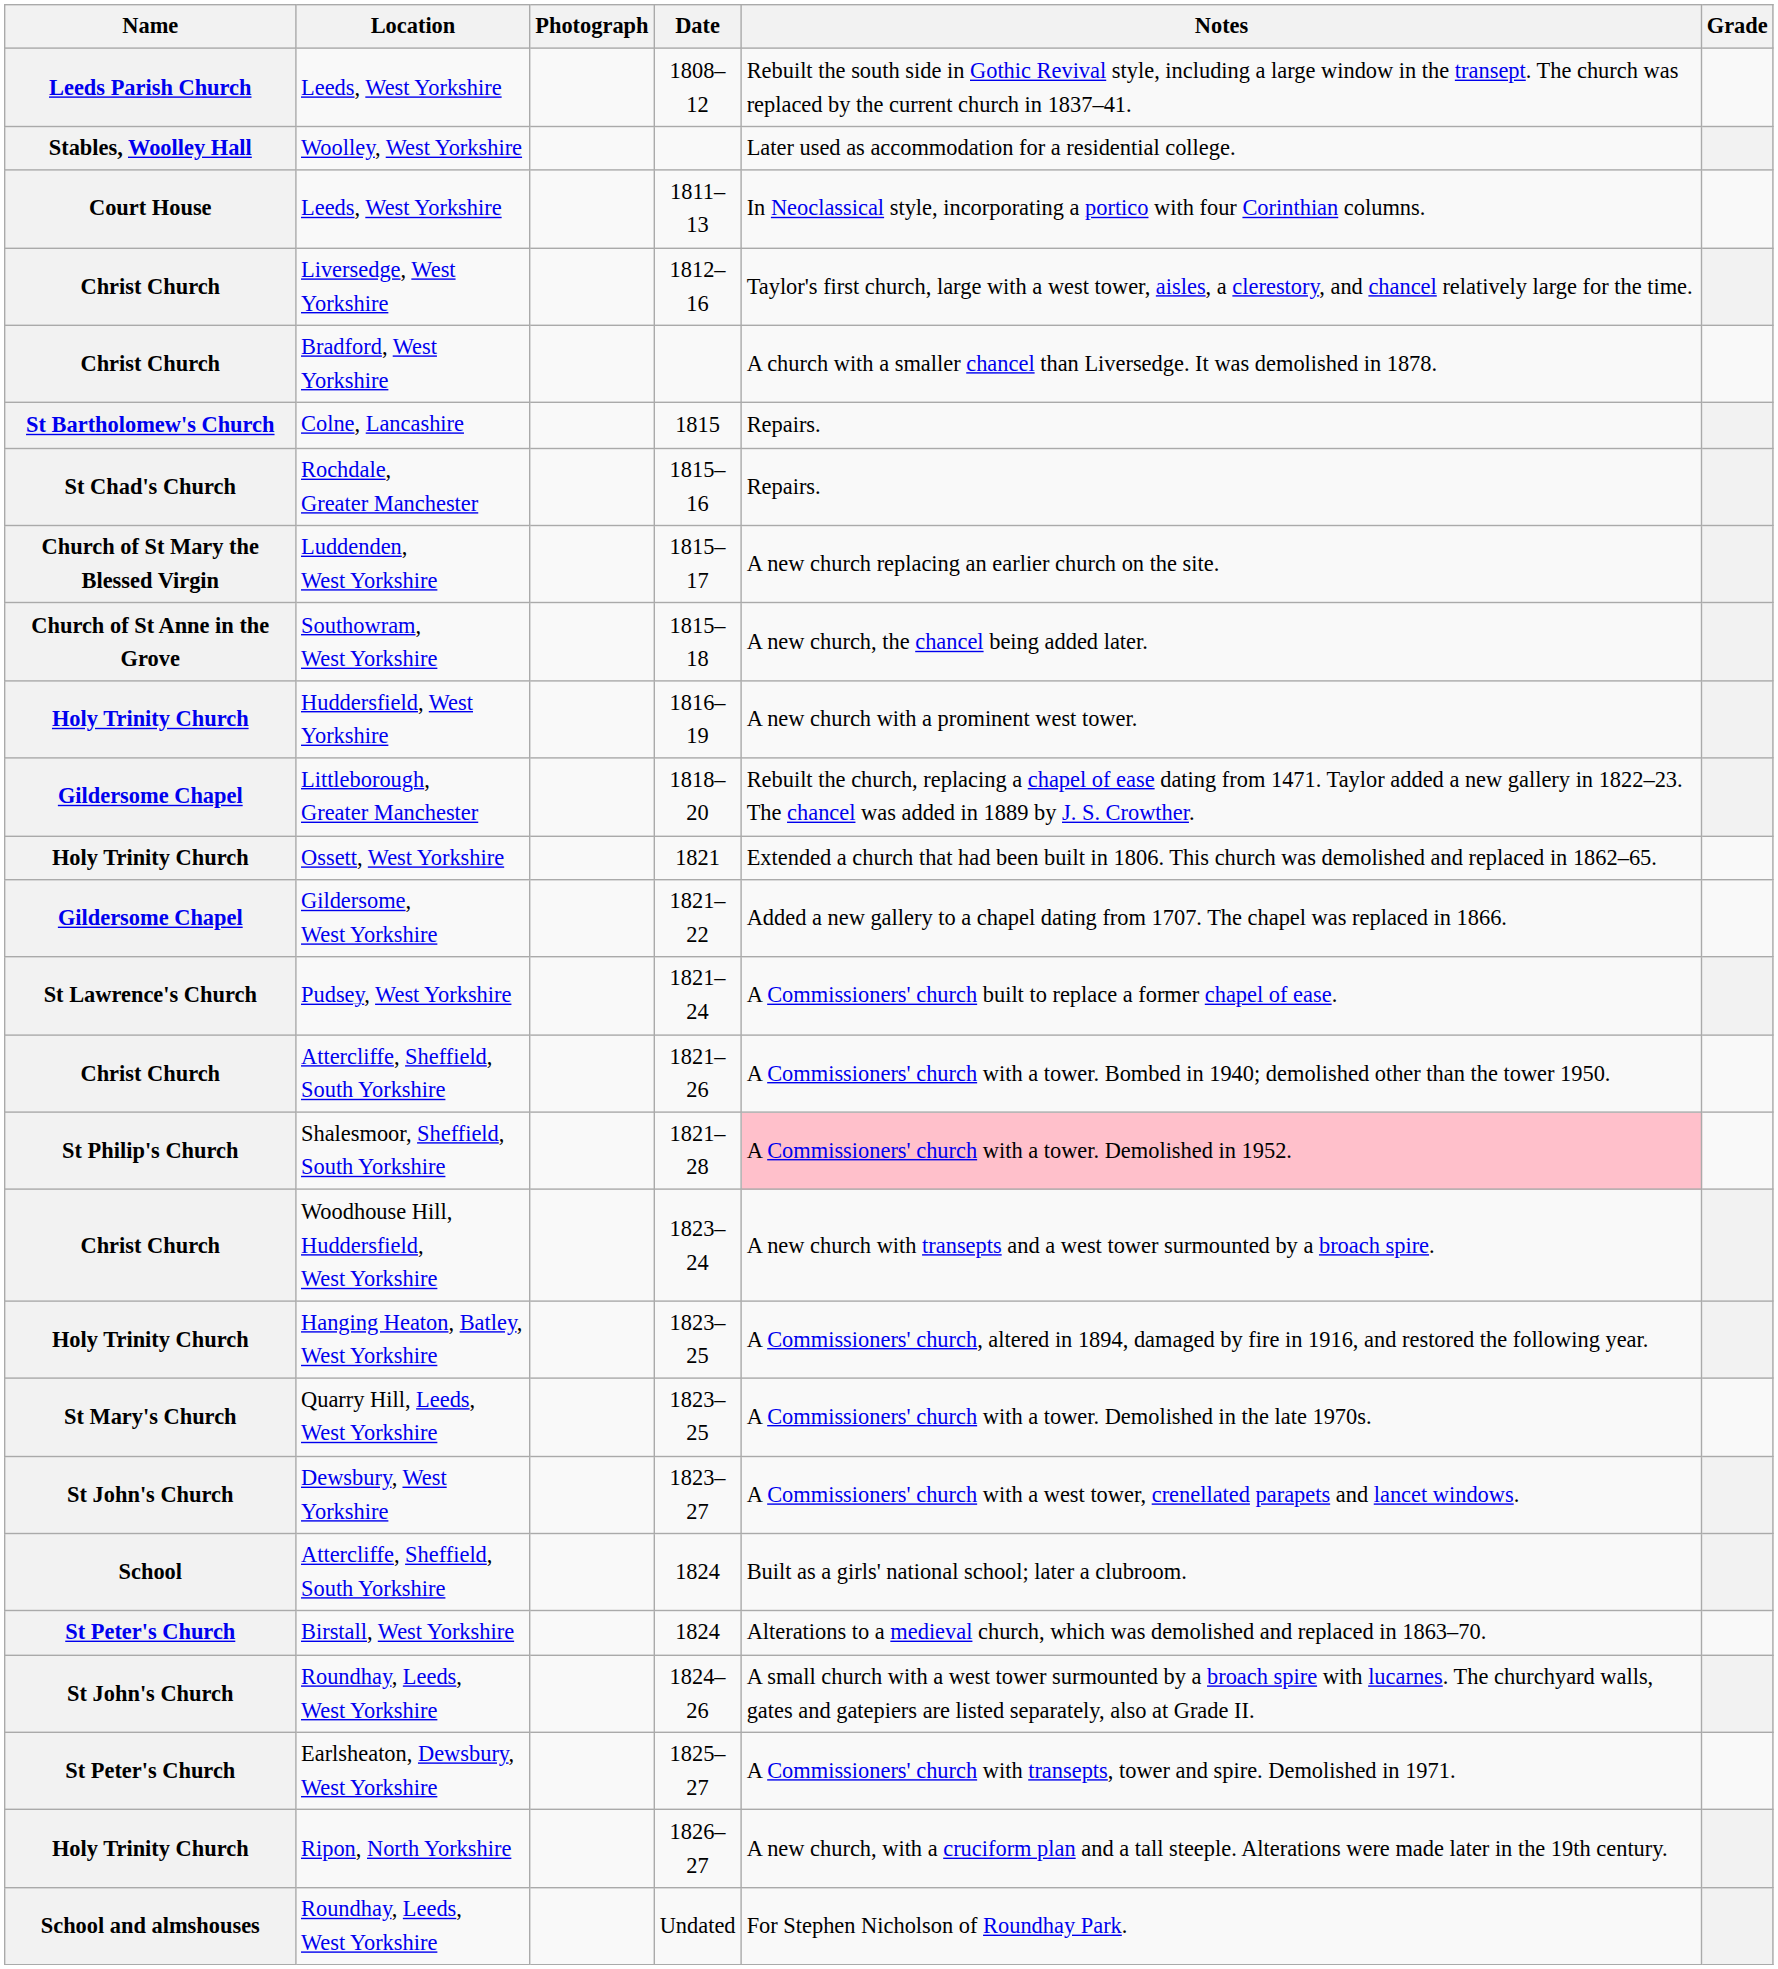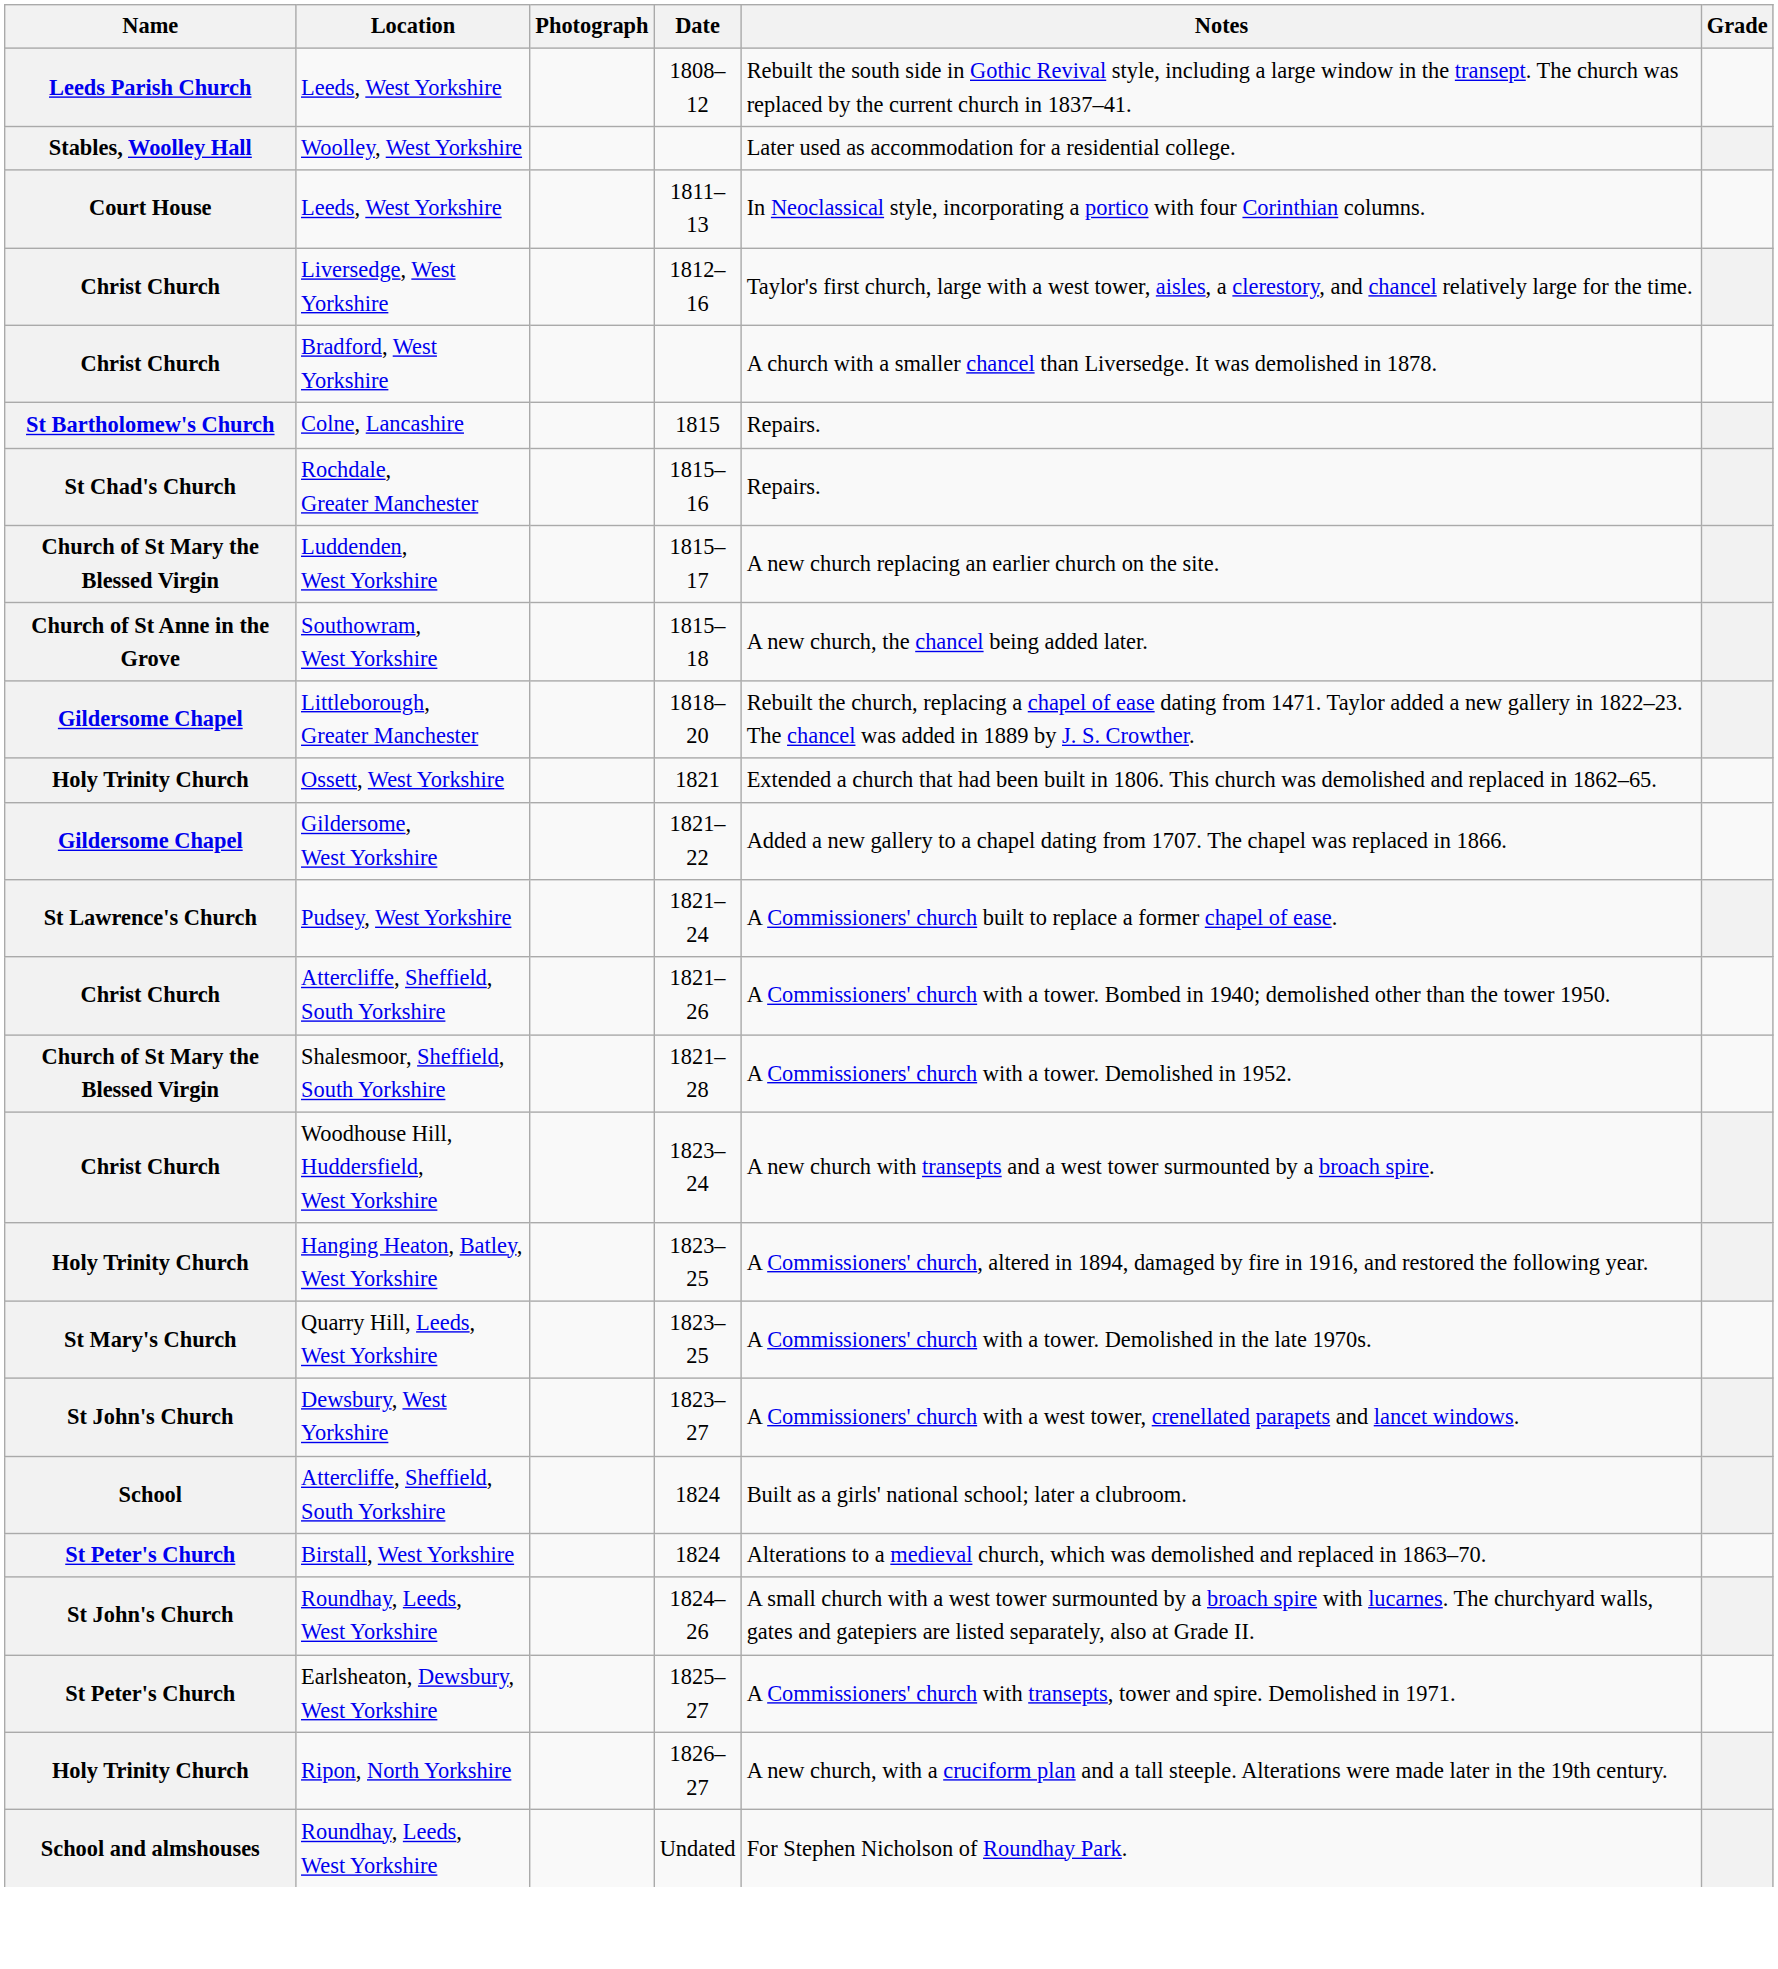- row: (387, 719)
(150, 1150) St Philip's Church -> (150, 1073) Church of St Mary the Blessed Virgin
(1019, 1150) pink background -> (1019, 1073) no background
